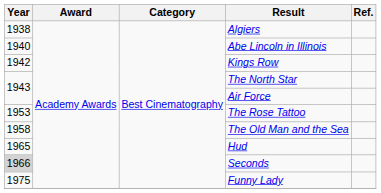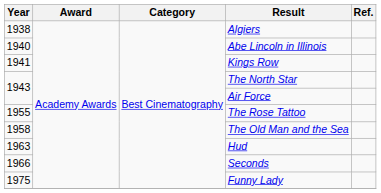(19, 63) 1942 -> (19, 63) 1941
(19, 113) 1953 -> (19, 113) 1955
(19, 146) 1965 -> (19, 146) 1963
(19, 163) lightgrey background -> (19, 163) no background
